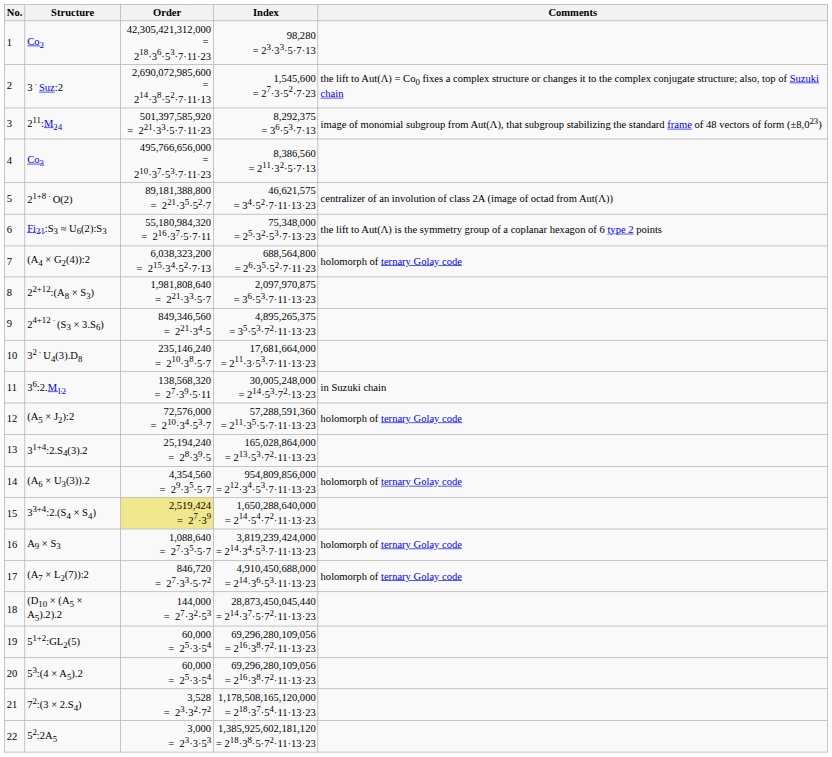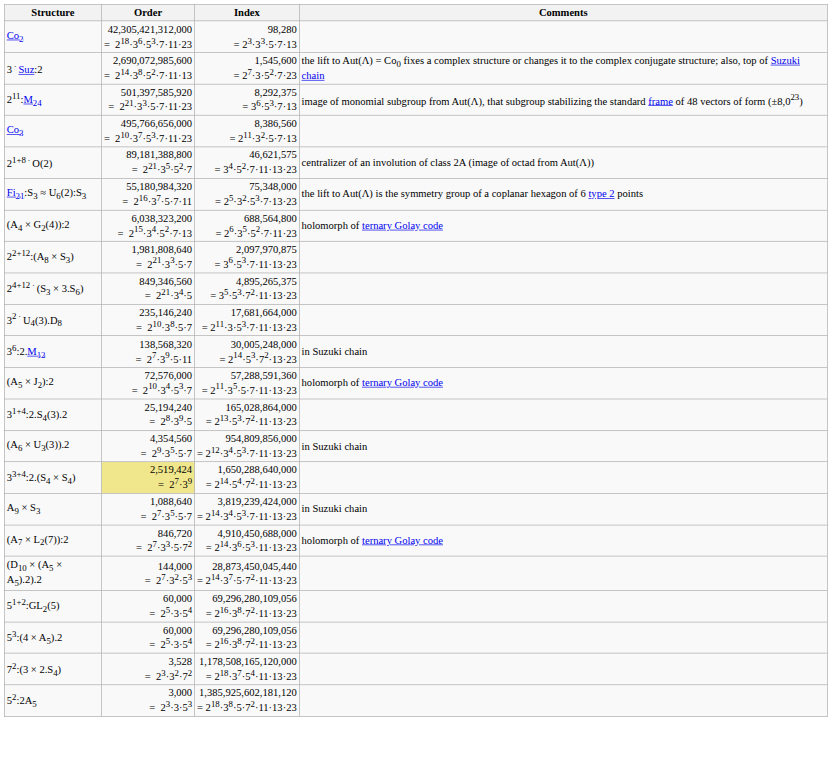- column: (15, 12)
(391, 481) holomorph of ternary Golay code -> (334, 446) in Suzuki chain
(391, 544) holomorph of ternary Golay code -> (334, 509) in Suzuki chain
